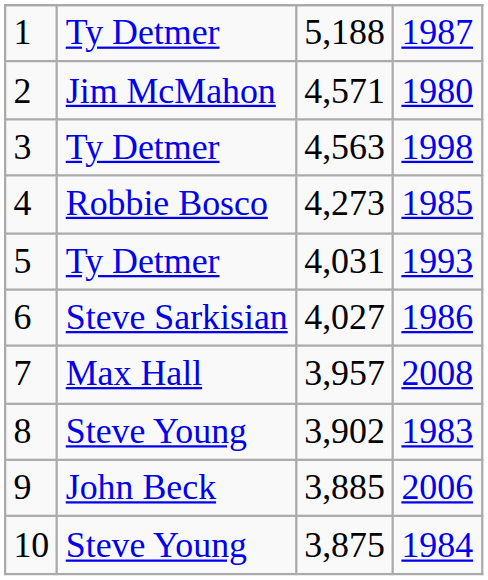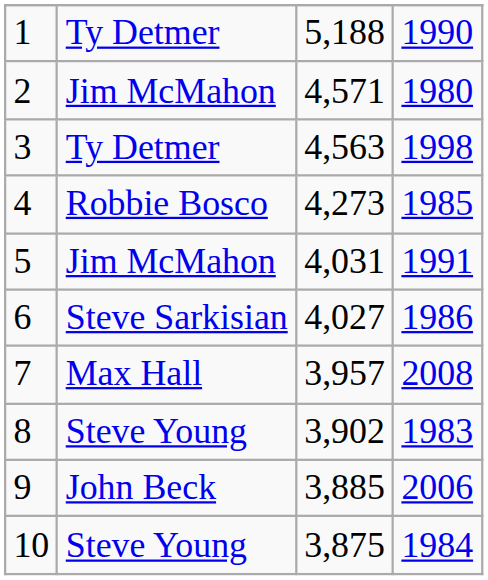(437, 32) 1987 -> (437, 32) 1990
(143, 260) Ty Detmer -> (171, 260) Jim McMahon
(437, 260) 1993 -> (437, 260) 1991
